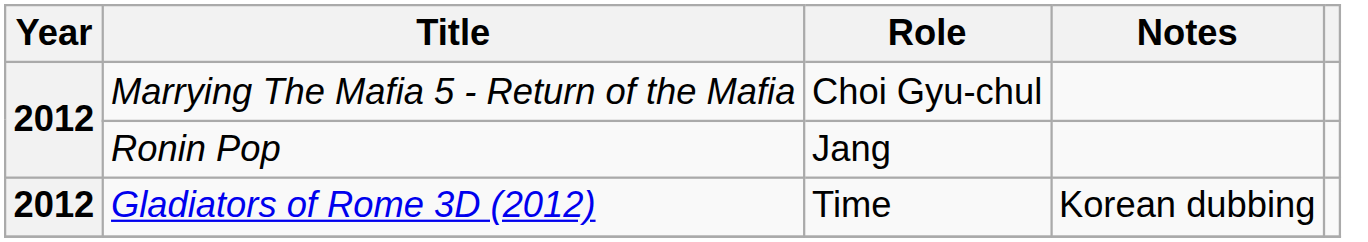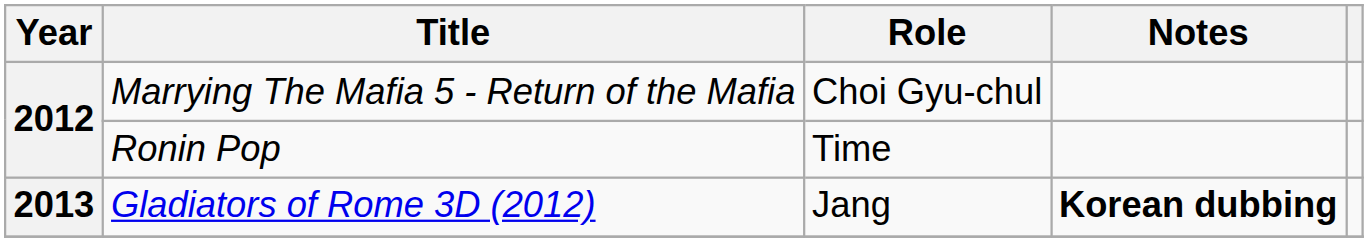(851, 148) Jang -> (852, 148) Time
(54, 206) 2012 -> (54, 206) 2013
(852, 206) Time -> (851, 206) Jang
(1187, 206) normal -> (1198, 206) bold
